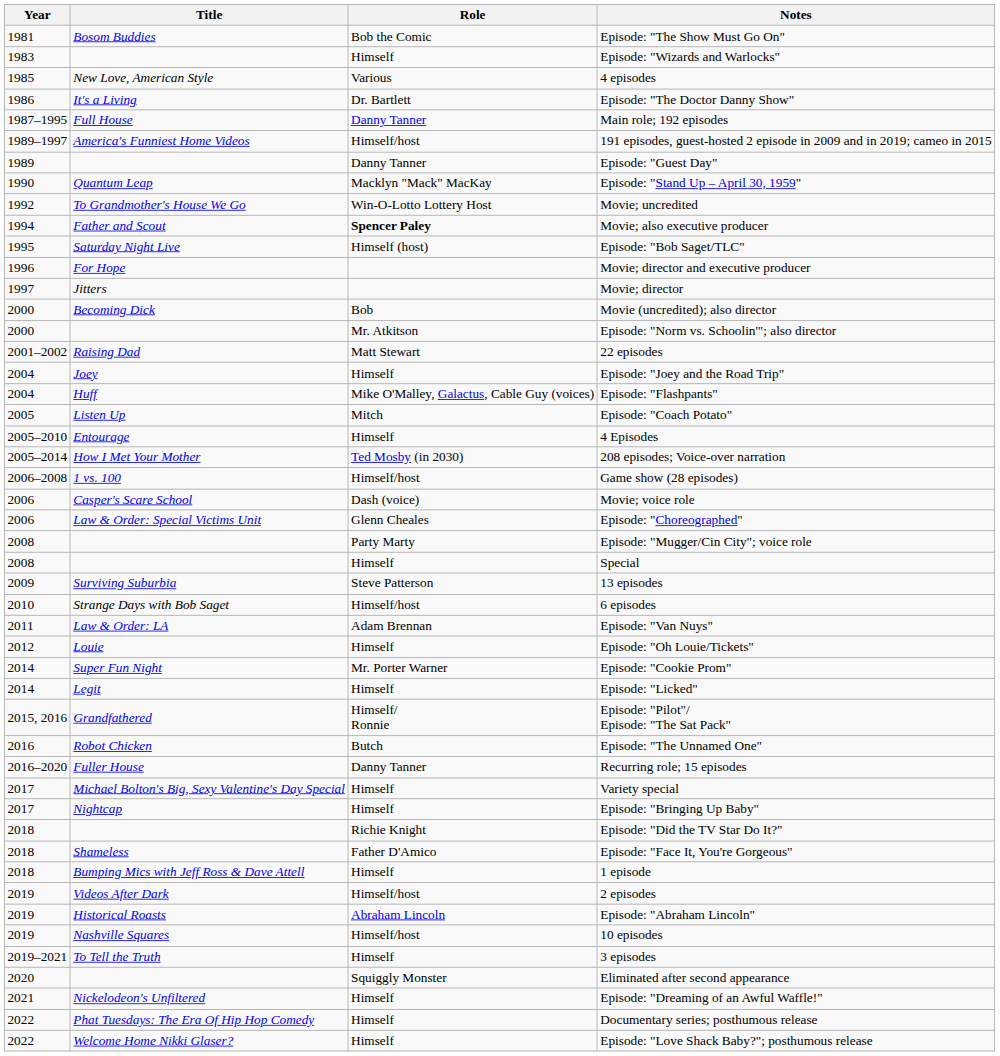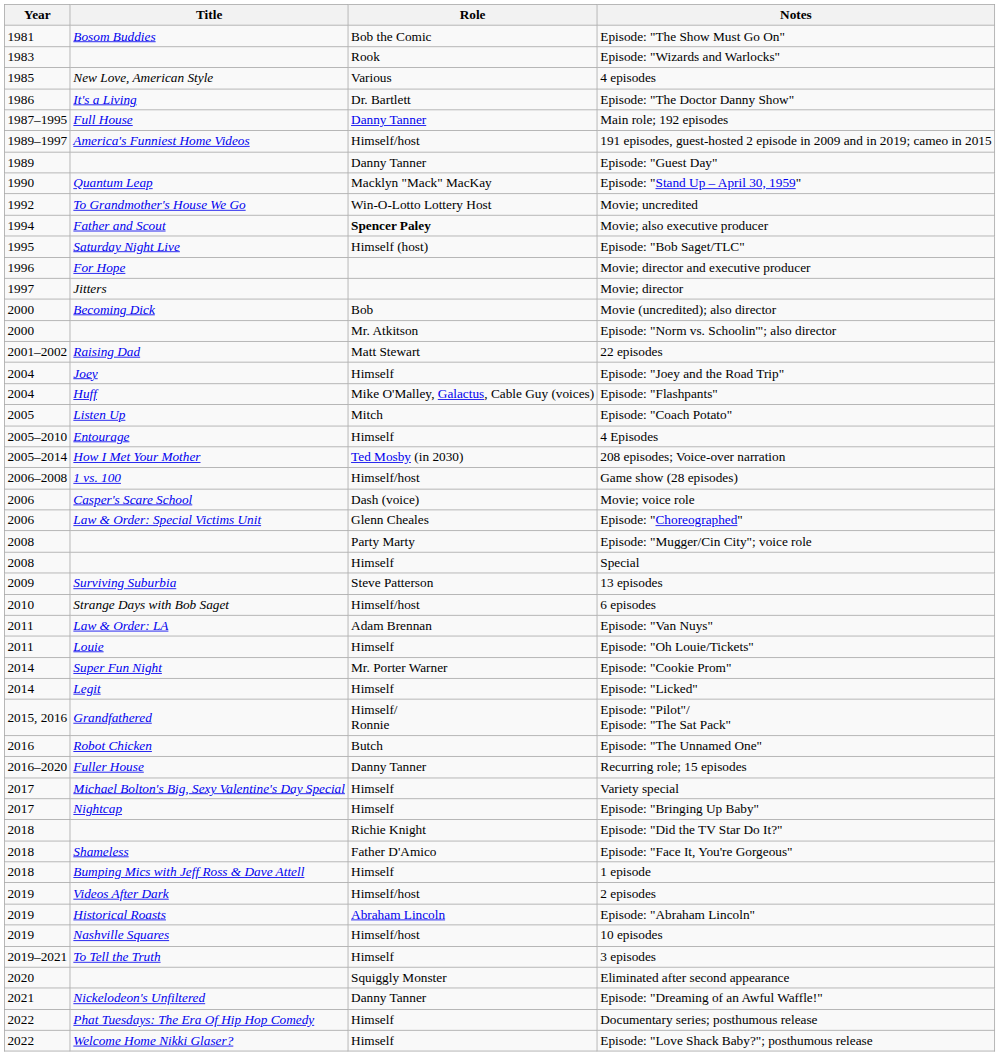(372, 57) Himself -> (365, 57) Rook
(21, 646) 2012 -> (21, 646) 2011
(372, 998) Himself -> (389, 998) Danny Tanner
